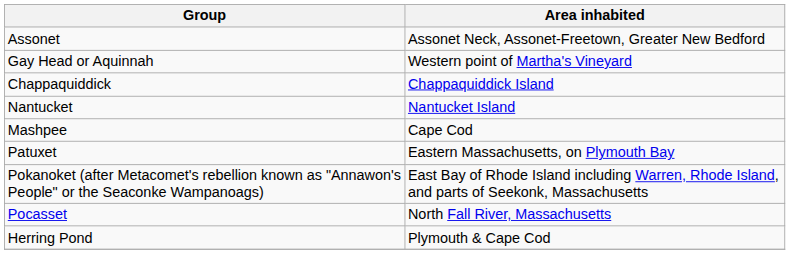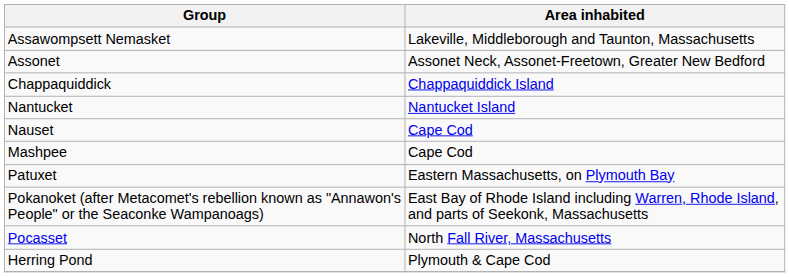+ row: (89, 38)
- row: (81, 61)
+ row: (31, 130)
